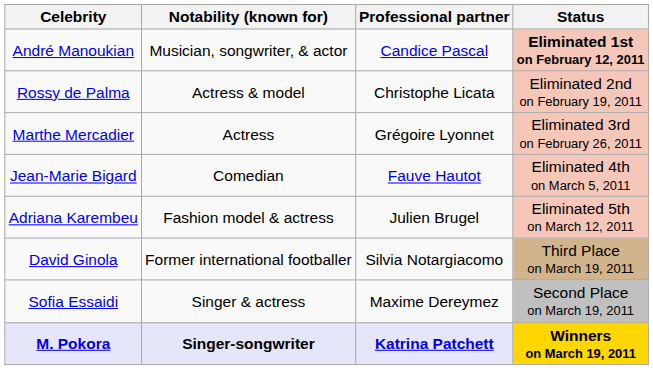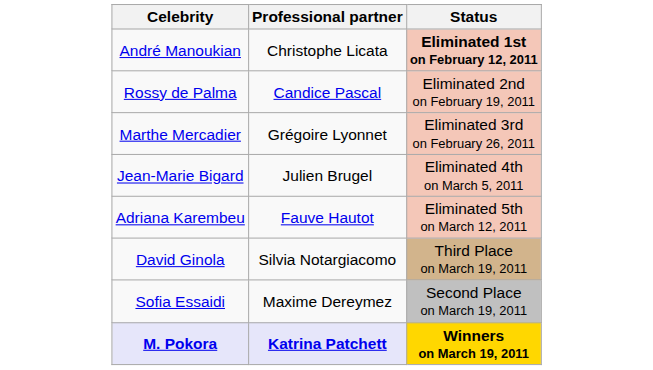- column: (248, 17)
(434, 50) Candice Pascal -> (327, 50) Christophe Licata
(434, 92) Christophe Licata -> (327, 92) Candice Pascal
(434, 176) Fauve Hautot -> (327, 176) Julien Brugel
(434, 218) Julien Brugel -> (327, 218) Fauve Hautot
